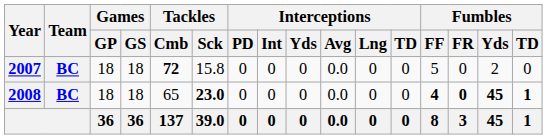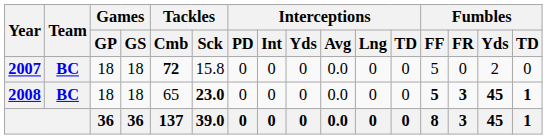(435, 95) 4 -> (435, 95) 5
(463, 95) 0 -> (463, 95) 3
